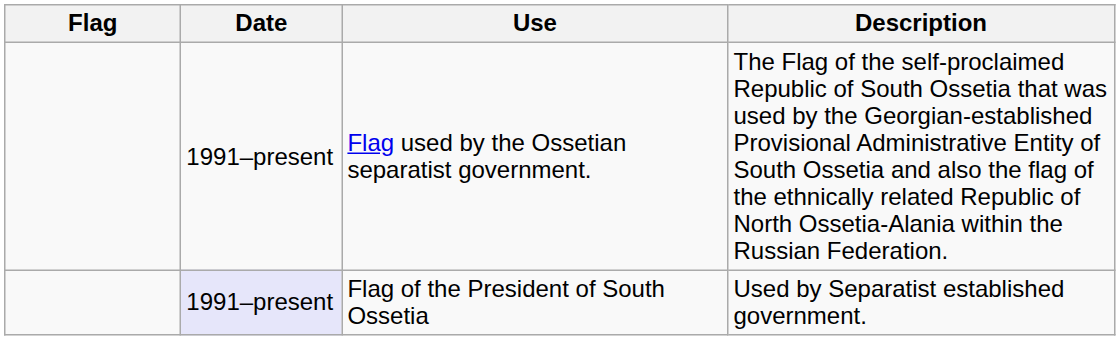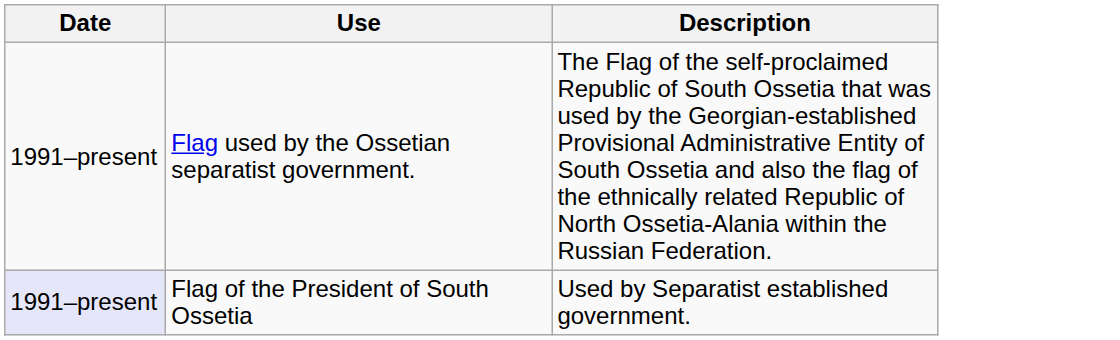- column: (93, 23)
